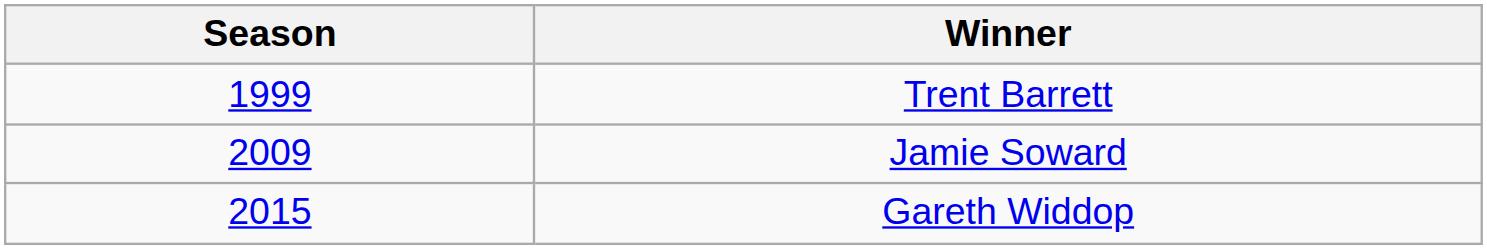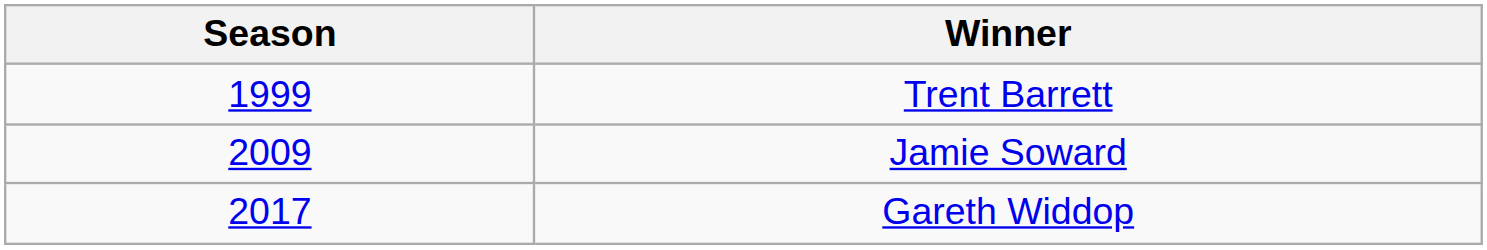(270, 212) 2015 -> (270, 212) 2017
